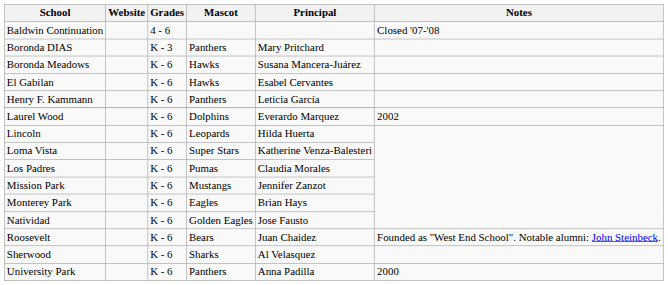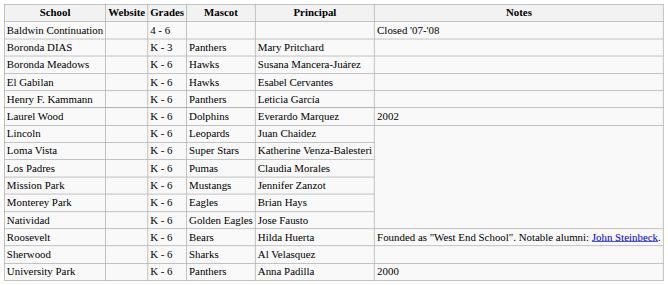(286, 133) Hilda Huerta -> (287, 133) Juan Chaidez
(287, 237) Juan Chaidez -> (286, 237) Hilda Huerta
